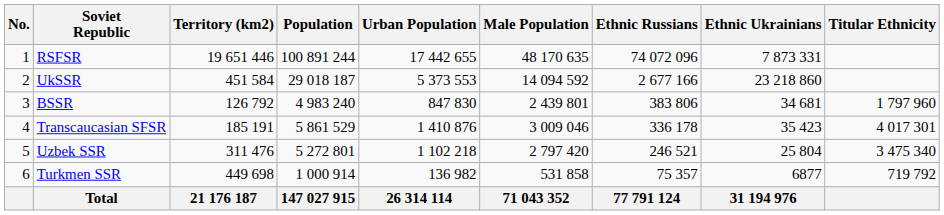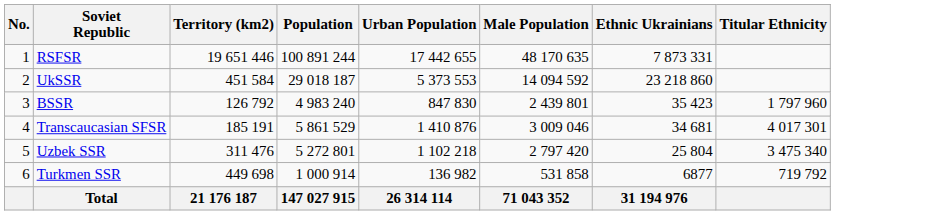- column: (647, 24)
(801, 103) 34 681 -> (692, 103) 35 423
(801, 127) 35 423 -> (692, 127) 34 681
